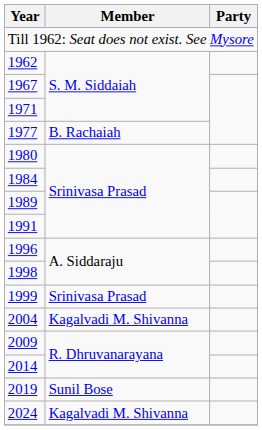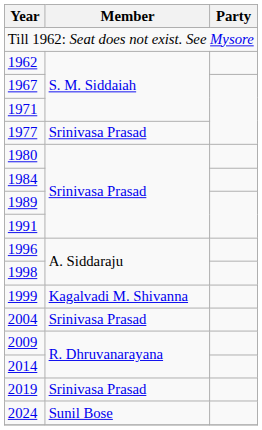(85, 132) B. Rachaiah -> (97, 132) Srinivasa Prasad
(97, 296) Srinivasa Prasad -> (118, 296) Kagalvadi M. Shivanna
(118, 319) Kagalvadi M. Shivanna -> (97, 319) Srinivasa Prasad
(81, 389) Sunil Bose -> (97, 389) Srinivasa Prasad
(118, 413) Kagalvadi M. Shivanna -> (81, 413) Sunil Bose
